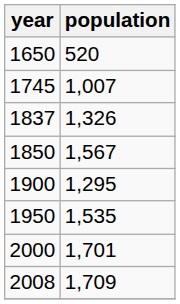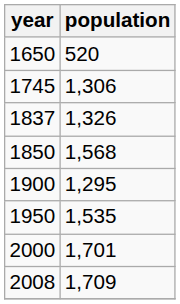(91, 86) 1,007 -> (91, 86) 1,306
(91, 151) 1,567 -> (91, 151) 1,568
